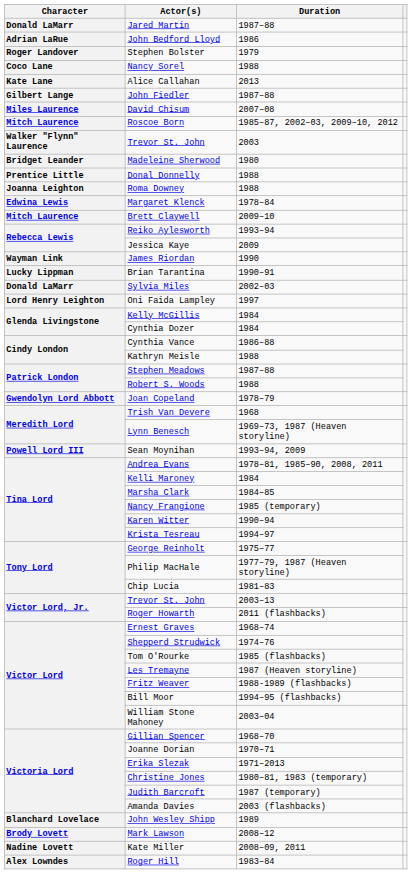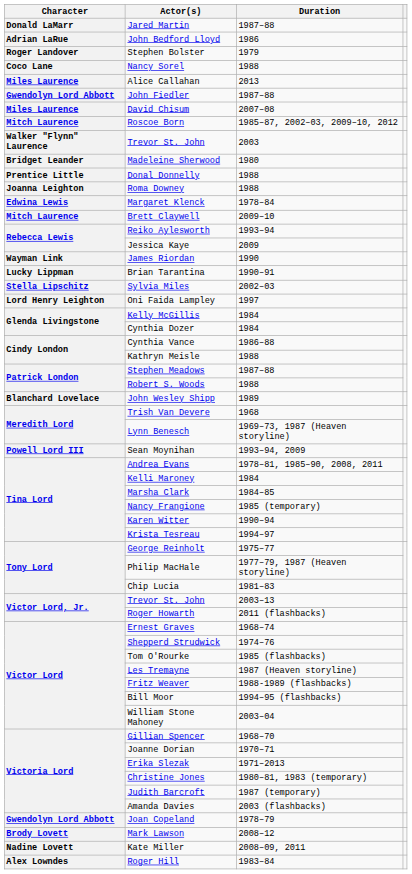(30, 81) Kate Lane -> (42, 81) Miles Laurence
(40, 95) Gilbert Lange -> (60, 95) Gwendolyn Lord Abbott
(40, 287) Donald LaMarr -> (48, 287) Stella Lipschitz
rows swapped: (161, 399) <-> (171, 820)
